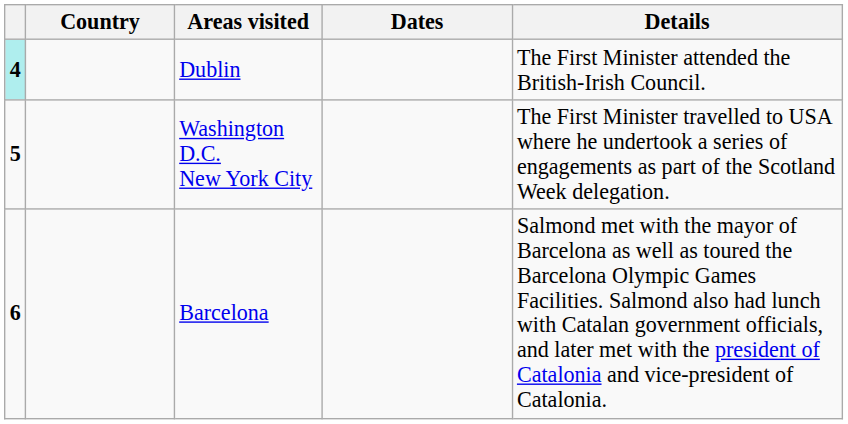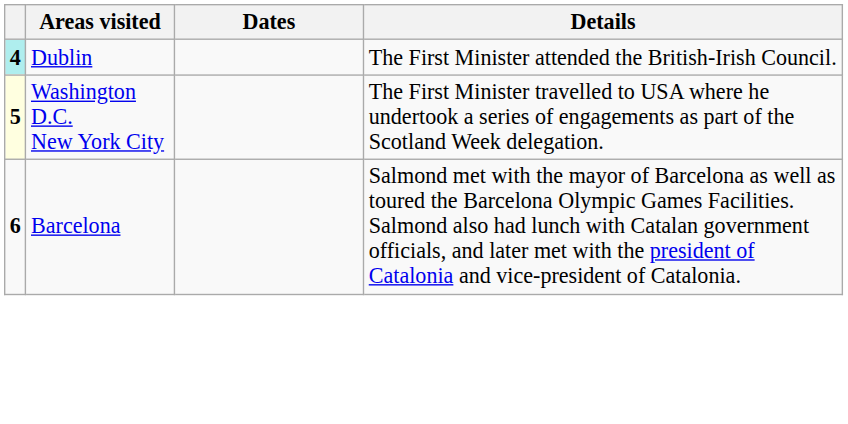- column: (100, 22)
(15, 154) no background -> (15, 116) lightyellow background
